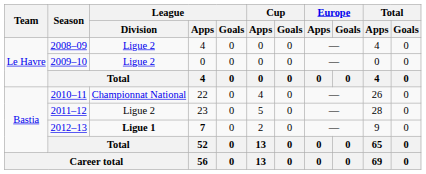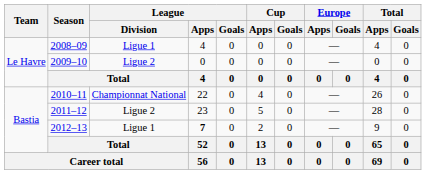(139, 45) Ligue 2 -> (139, 45) Ligue 1
(139, 128) bold -> (139, 128) normal
